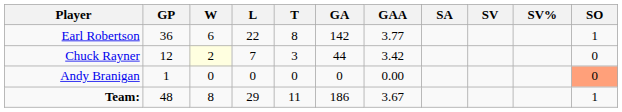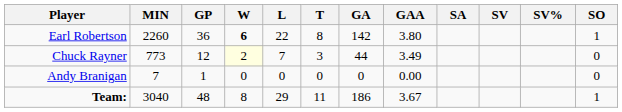+ column: (156, 14)
(211, 35) normal -> (244, 35) bold
(393, 35) 3.77 -> (410, 35) 3.80
(393, 55) 3.42 -> (410, 55) 3.49
(595, 76) lightsalmon background -> (597, 76) no background
